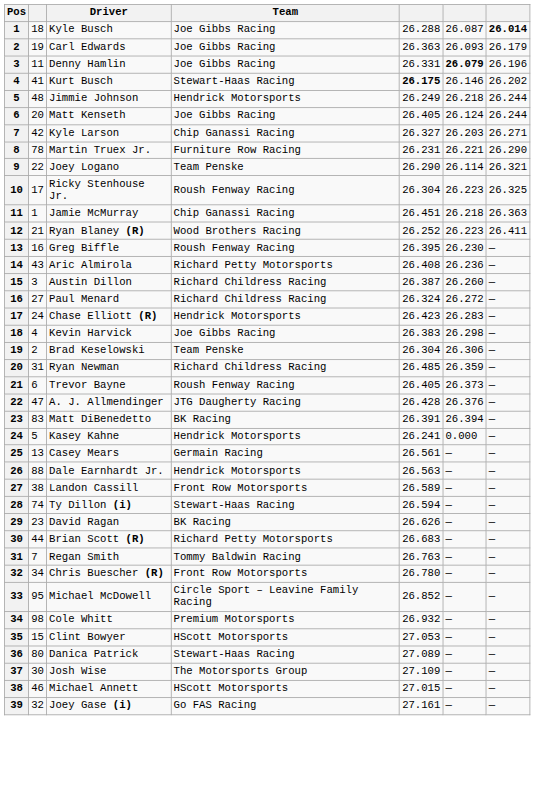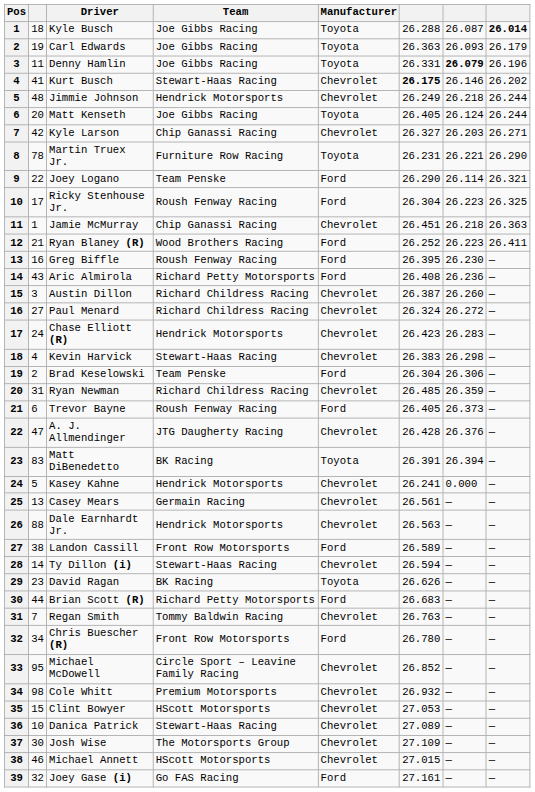+ column: (359, 13)
(225, 334) Joe Gibbs Racing -> (216, 358) Stewart-Haas Racing
(38, 505) 74 -> (38, 566) 14
(38, 655) 80 -> (38, 727) 10
